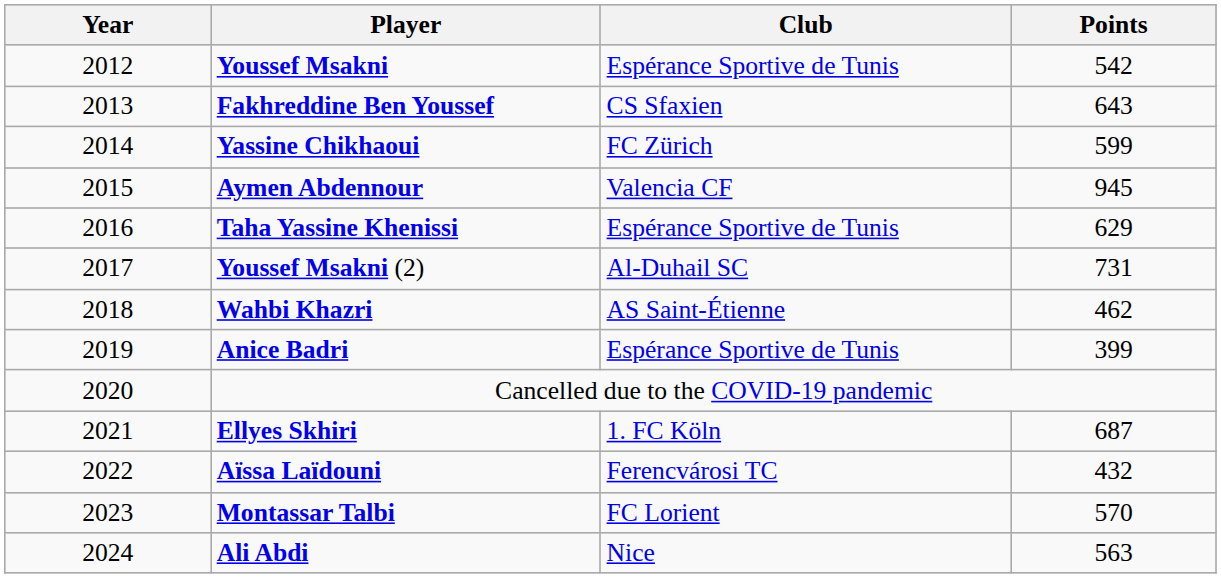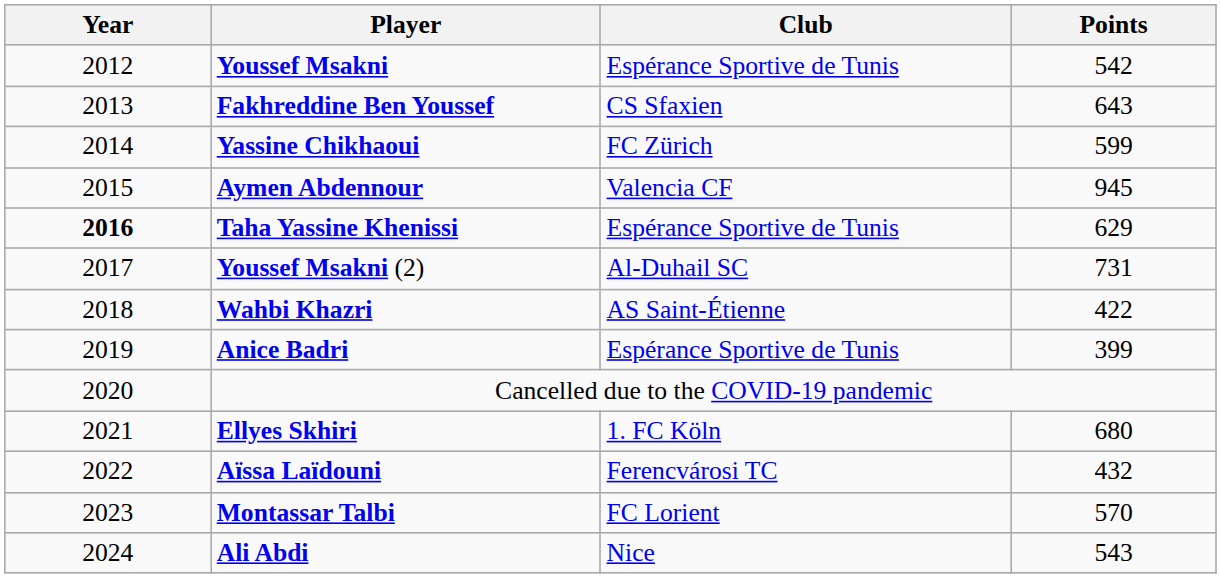(108, 227) normal -> (108, 227) bold
(1114, 308) 462 -> (1114, 308) 422
(1114, 430) 687 -> (1114, 430) 680
(1114, 552) 563 -> (1114, 552) 543
